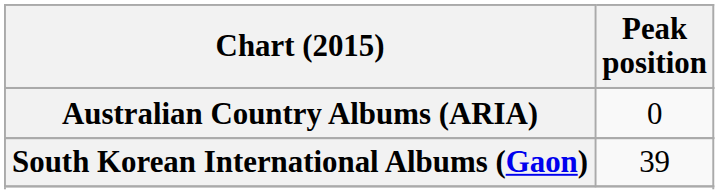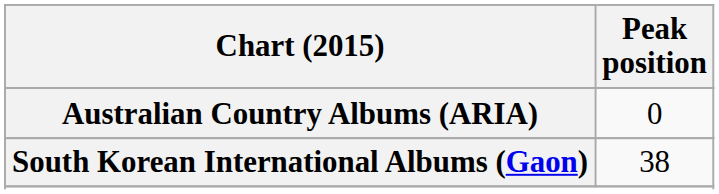(655, 161) 39 -> (655, 161) 38
